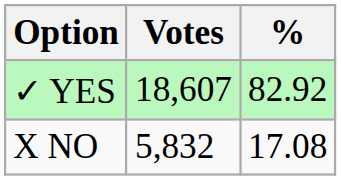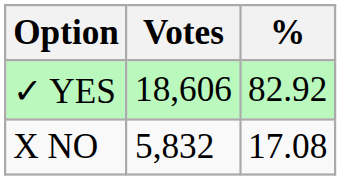(183, 89) 18,607 -> (183, 89) 18,606
